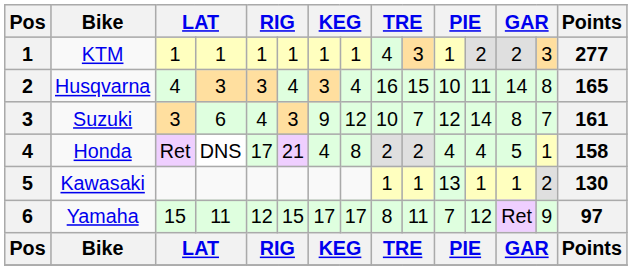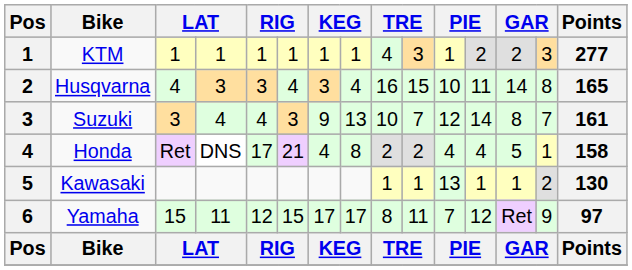(221, 118) 6 -> (221, 118) 4
(356, 118) 12 -> (356, 118) 13
